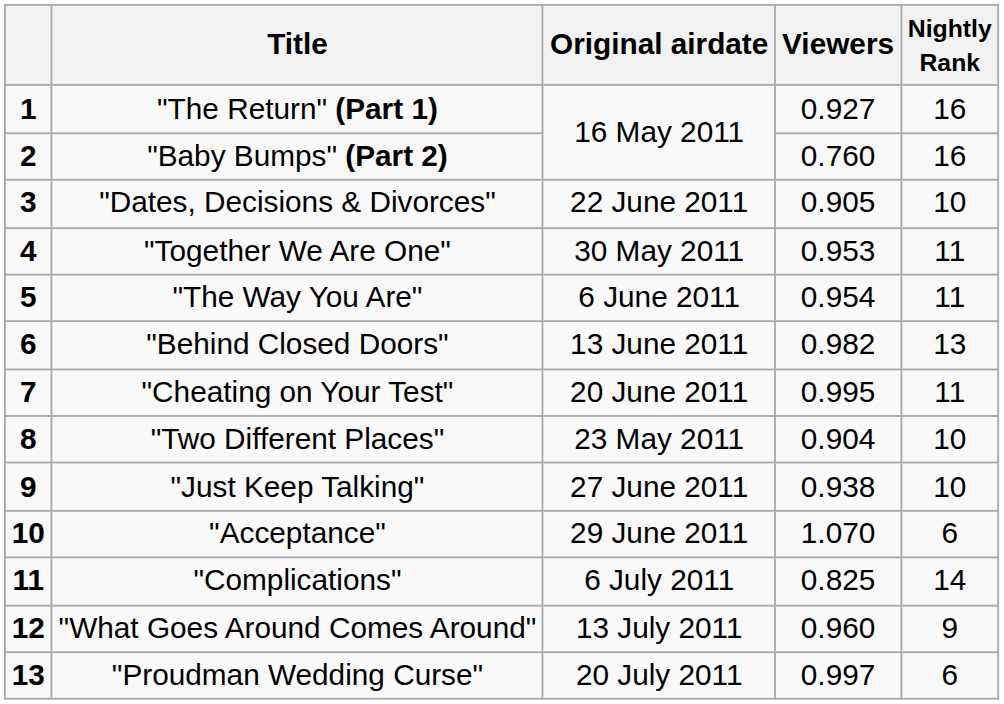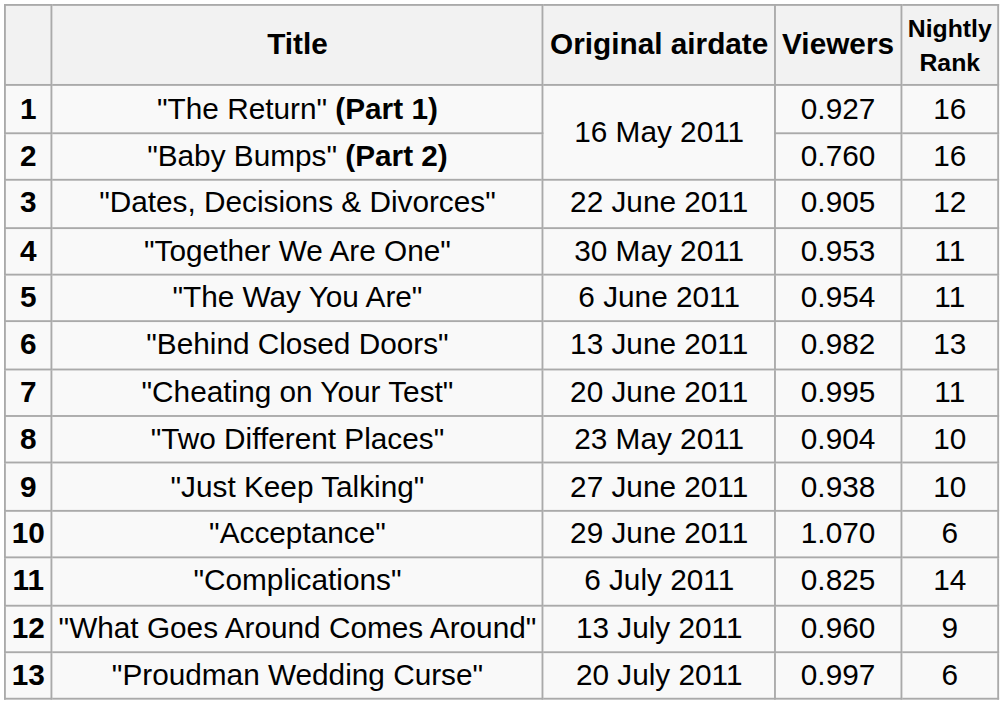(950, 203) 10 -> (950, 203) 12
